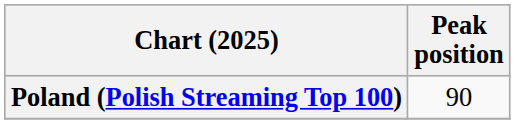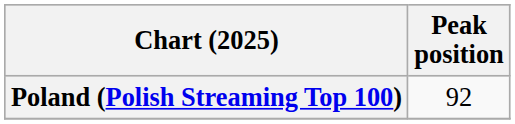(459, 97) 90 -> (459, 97) 92
